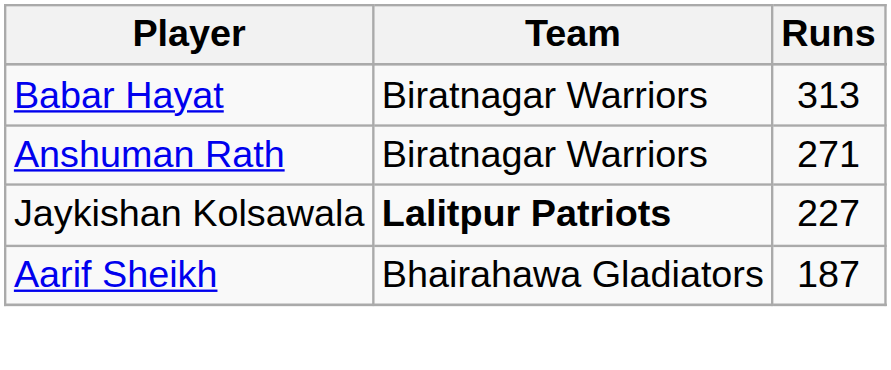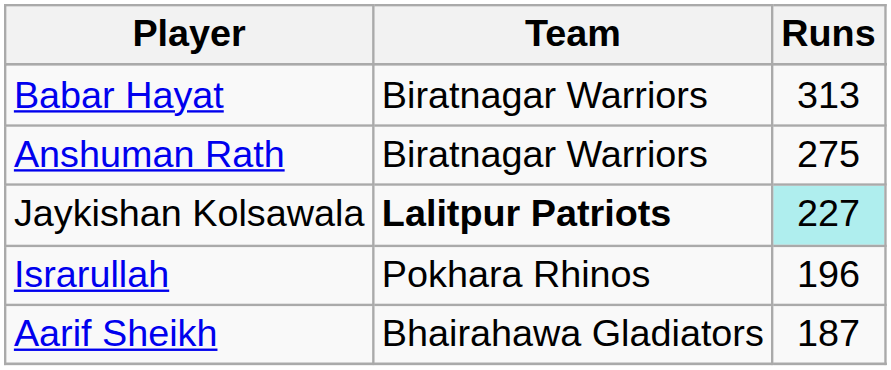(828, 154) 271 -> (828, 154) 275
(828, 214) no background -> (828, 214) paleturquoise background
+ row: (92, 273)
